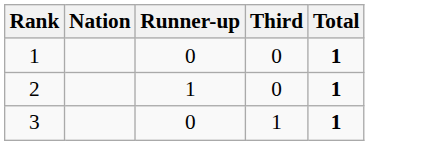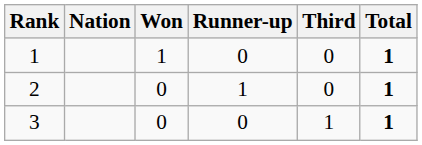+ column: (162, 21)
